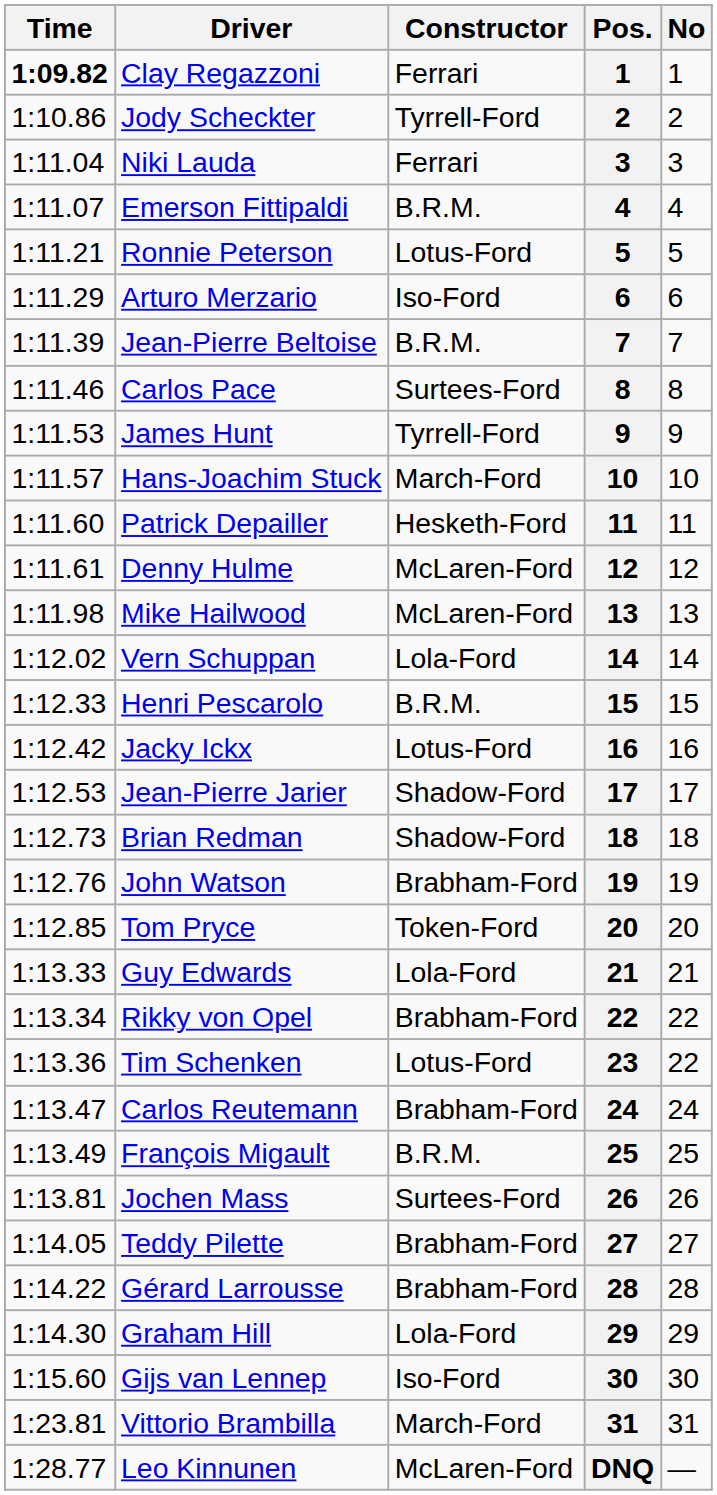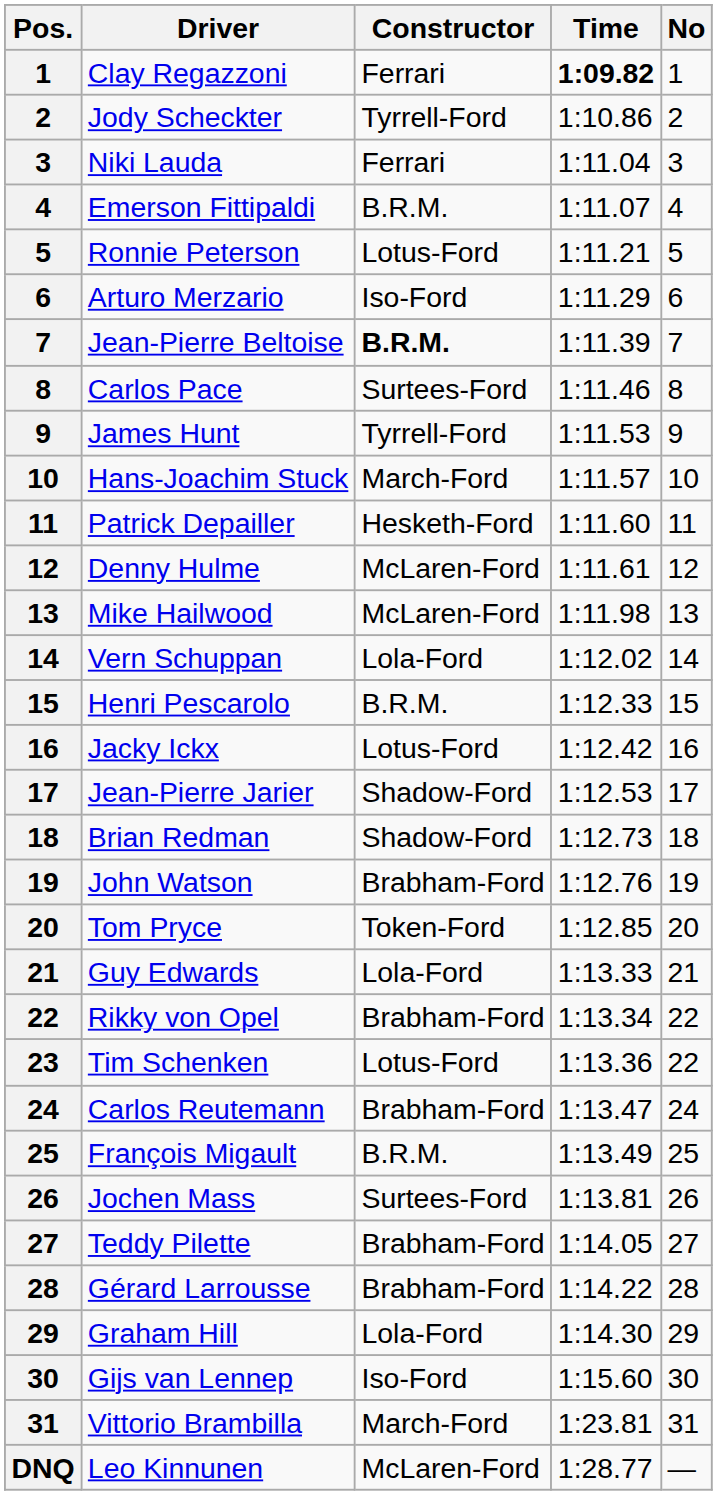columns swapped: (623, 28) <-> (60, 28)
(438, 343) normal -> (406, 343) bold
